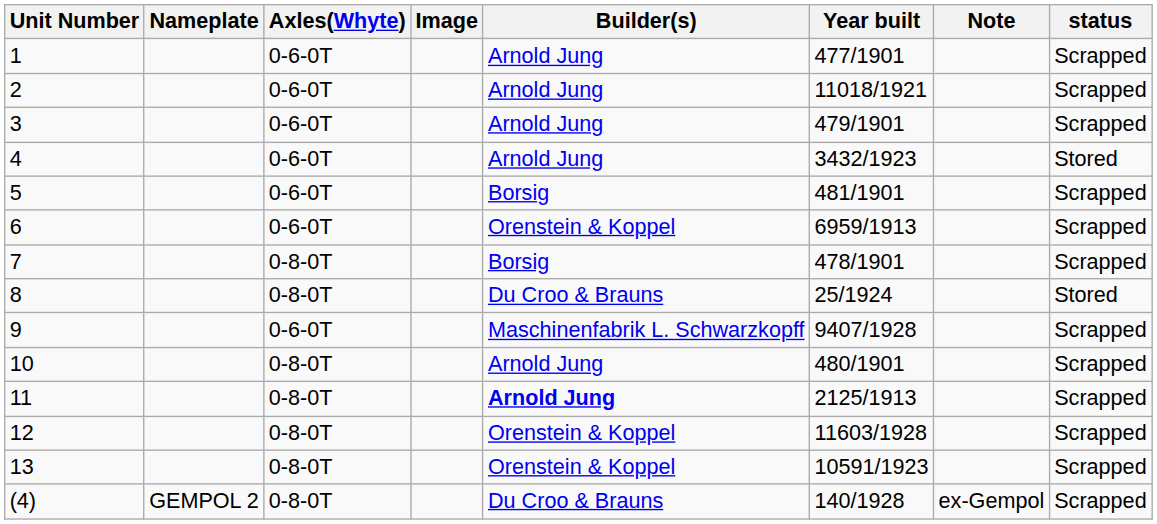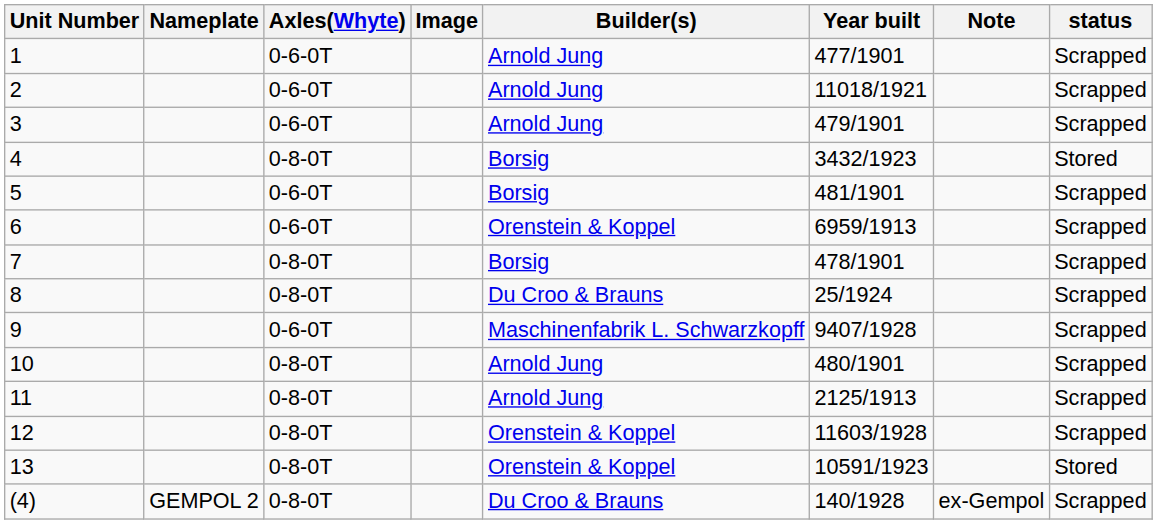(301, 158) 0-6-0T -> (301, 158) 0-8-0T
(546, 158) Arnold Jung -> (519, 158) Borsig
(1086, 295) Stored -> (1100, 295) Scrapped
(552, 398) bold -> (546, 398) normal
(1100, 466) Scrapped -> (1086, 466) Stored
